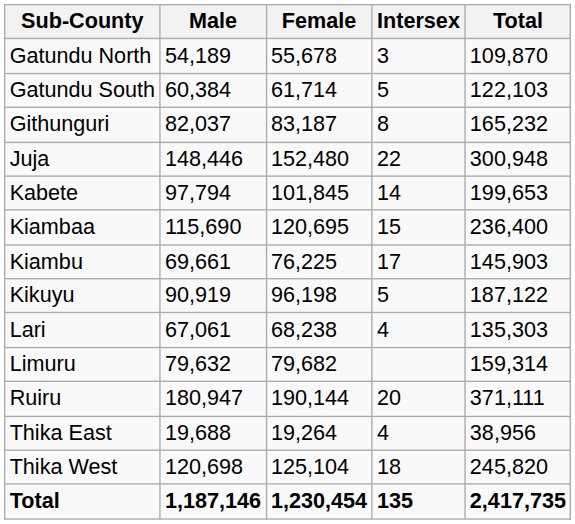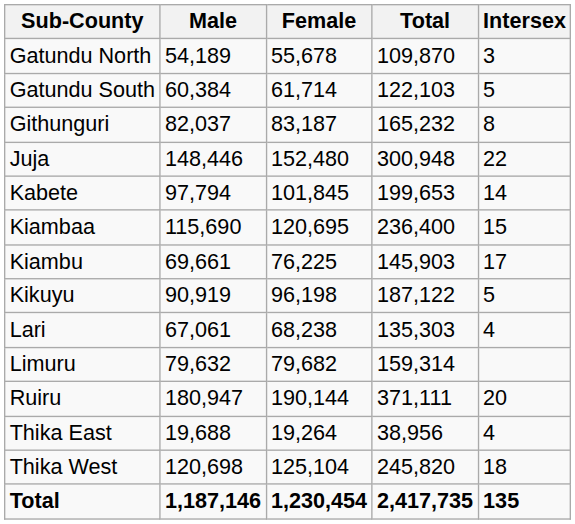columns swapped: (418, 21) <-> (518, 21)
